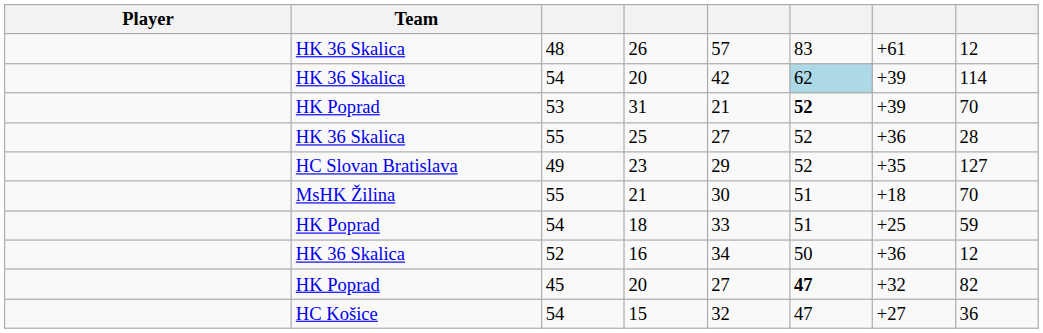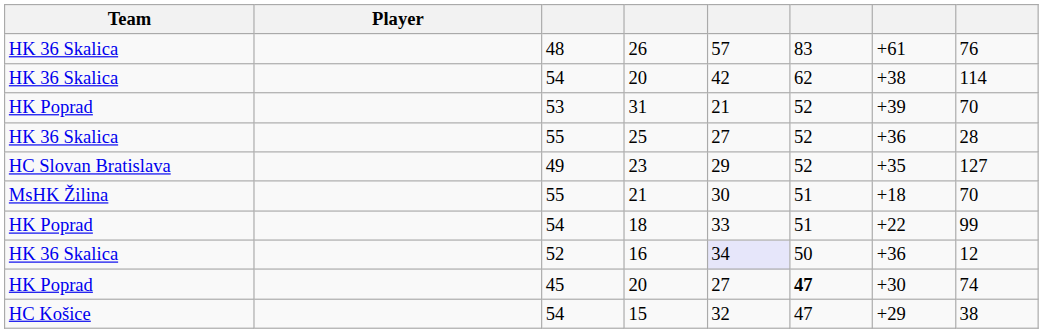columns swapped: (148, 19) <-> (416, 19)
(969, 48) 12 -> (969, 48) 76
(803, 78) lightblue background -> (803, 78) no background
(891, 78) +39 -> (891, 78) +38
(803, 107) bold -> (803, 107) normal
(891, 225) +25 -> (891, 225) +22
(969, 225) 59 -> (969, 225) 99
(721, 254) no background -> (721, 254) lavender background
(891, 284) +32 -> (891, 284) +30
(969, 284) 82 -> (969, 284) 74
(891, 313) +27 -> (891, 313) +29
(969, 313) 36 -> (969, 313) 38
